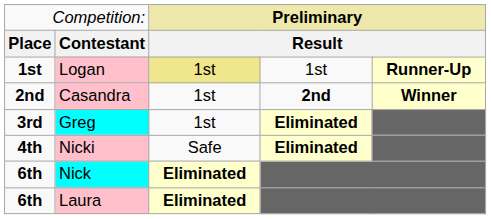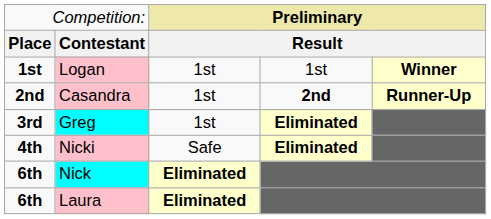(205, 69) khaki background -> (205, 69) no background
(429, 69) Runner-Up -> (429, 69) Winner
(429, 95) Winner -> (429, 95) Runner-Up
